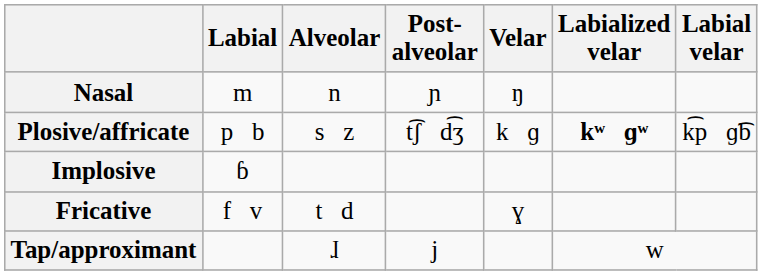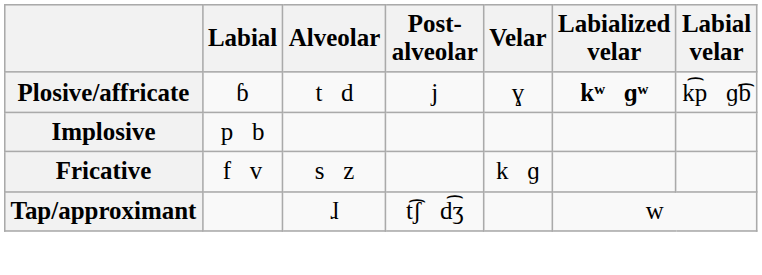- row: (103, 91)
(243, 131) p b -> (243, 91) ɓ
(335, 131) s z -> (335, 91) t d
(435, 131) t͡ʃ d͡ʒ -> (435, 91) j
(518, 131) k ɡ -> (518, 91) ɣ
(243, 171) ɓ -> (243, 131) p b
(335, 210) t d -> (335, 171) s z
(518, 210) ɣ -> (518, 171) k ɡ
(435, 250) j -> (435, 210) t͡ʃ d͡ʒ
